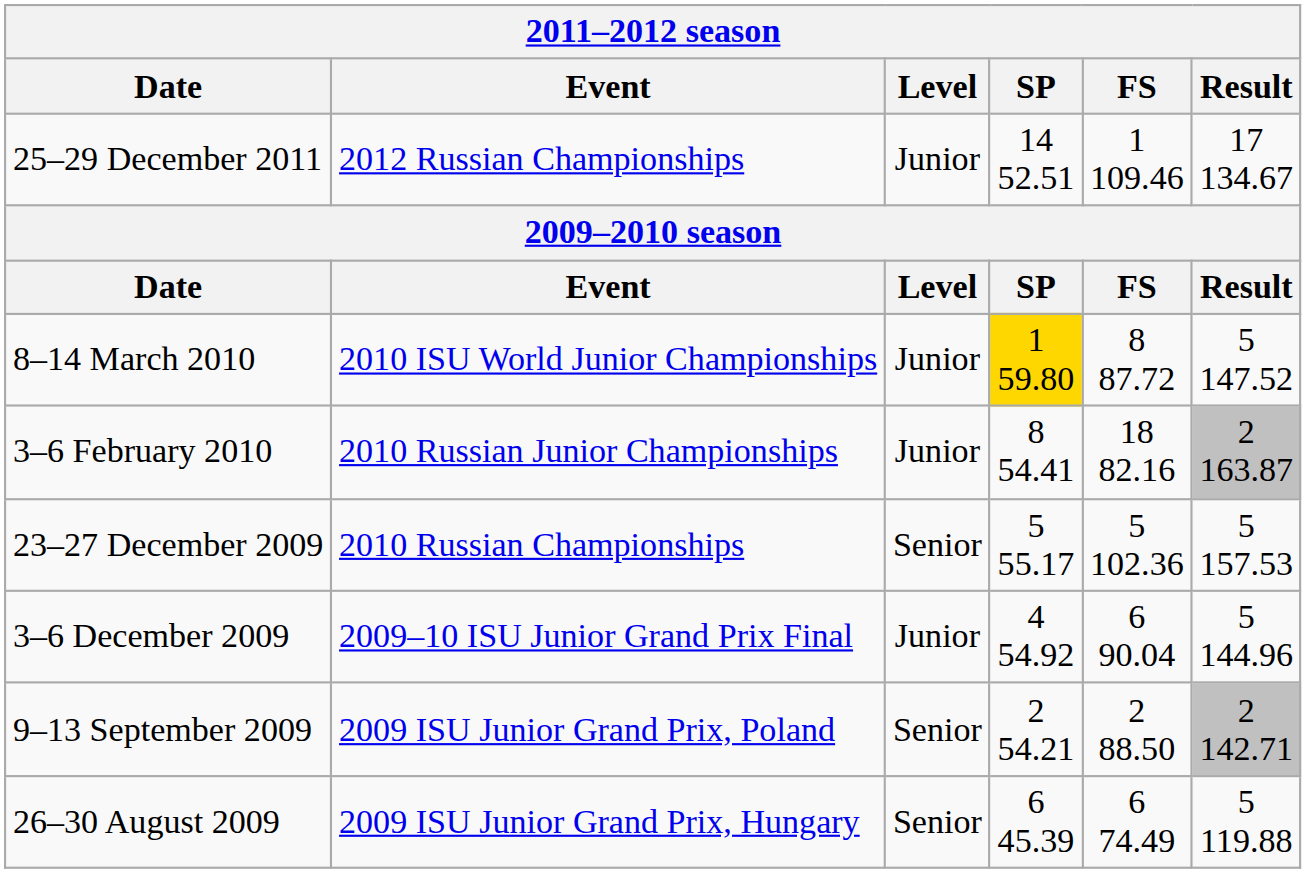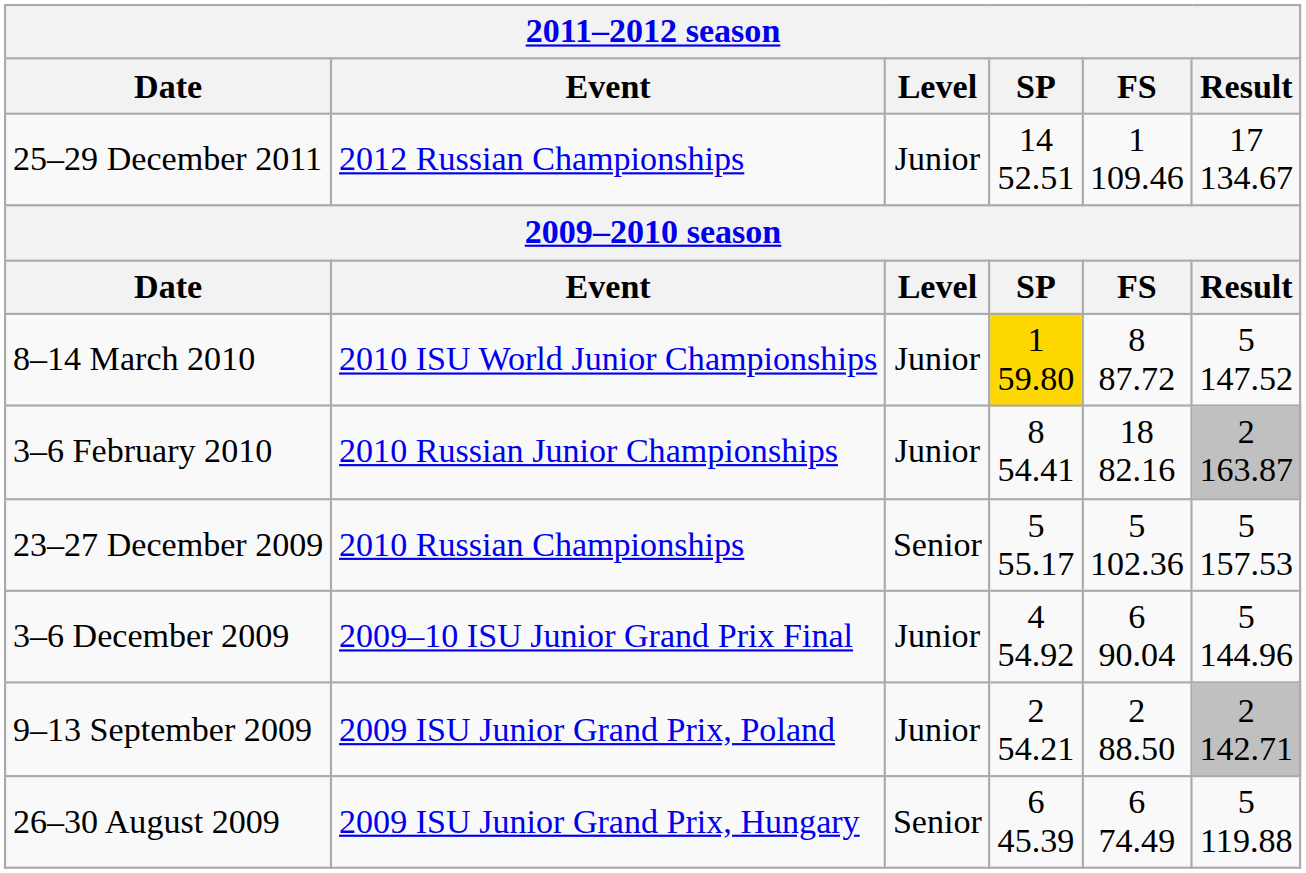(937, 728) Senior -> (937, 728) Junior
